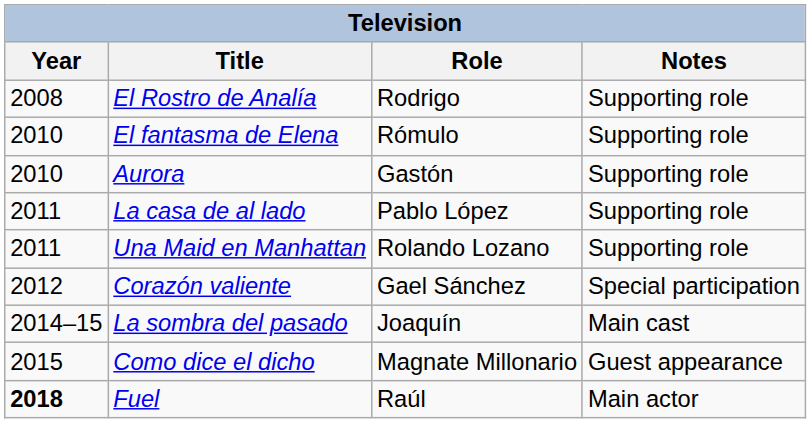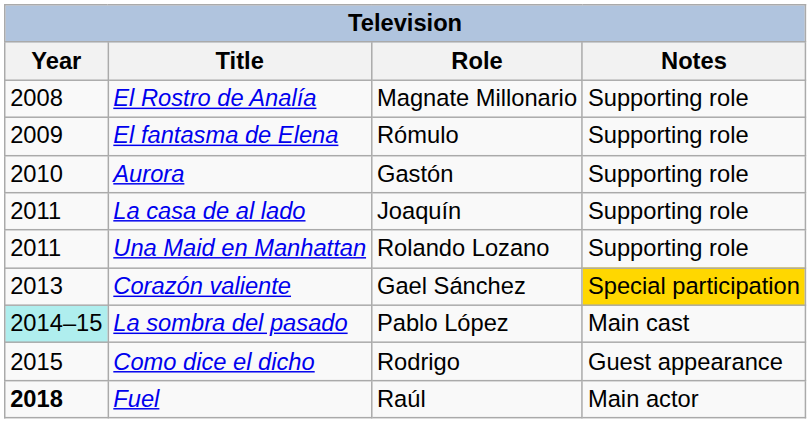(418, 98) Rodrigo -> (477, 98) Magnate Millonario
(37, 135) 2010 -> (37, 135) 2009
(443, 211) Pablo López -> (419, 211) Joaquín
(37, 286) 2012 -> (37, 286) 2013
(694, 286) no background -> (694, 286) gold background
(56, 323) no background -> (56, 323) paleturquoise background
(419, 323) Joaquín -> (443, 323) Pablo López
(477, 361) Magnate Millonario -> (418, 361) Rodrigo
